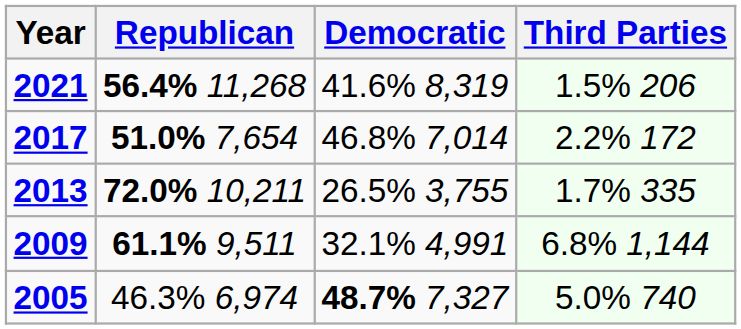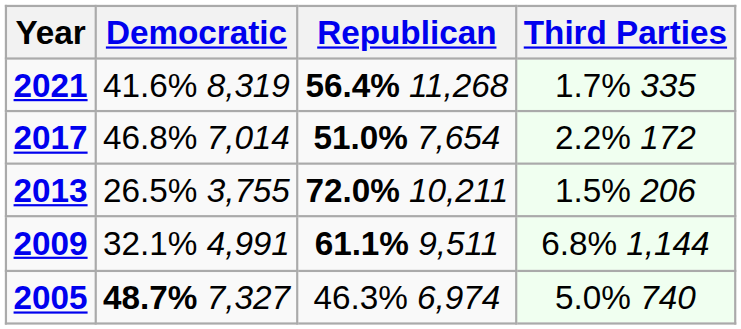columns swapped: (204, 33) <-> (415, 33)
(625, 85) 1.5% 206 -> (625, 85) 1.7% 335
(625, 191) 1.7% 335 -> (625, 191) 1.5% 206
